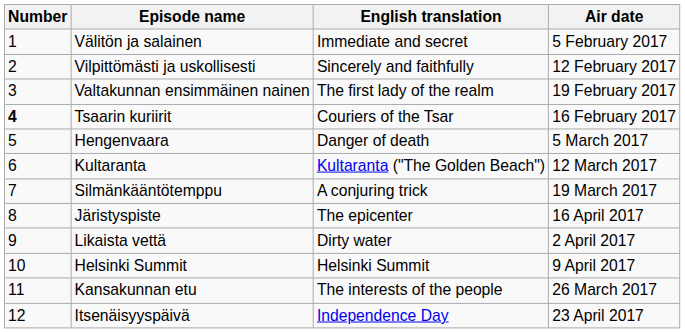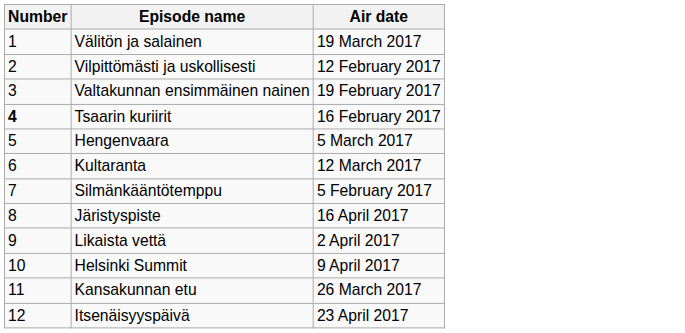- column: (431, 16)
(610, 41) 5 February 2017 -> (369, 41) 19 March 2017
(605, 191) 19 March 2017 -> (374, 191) 5 February 2017
